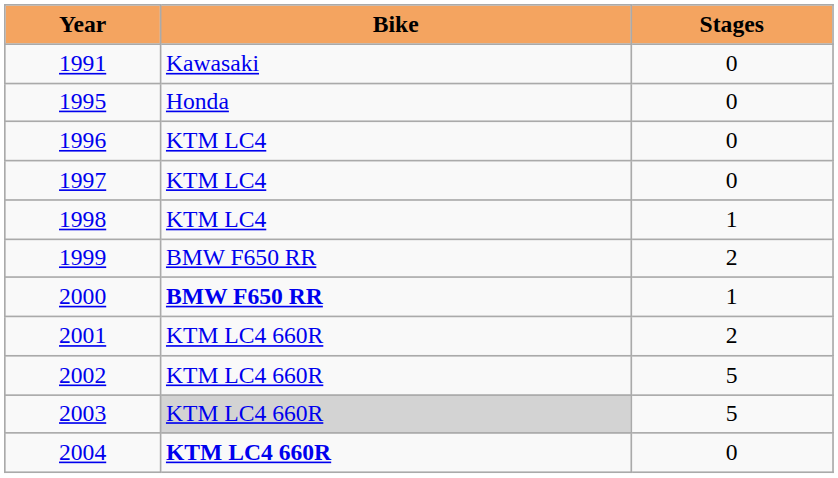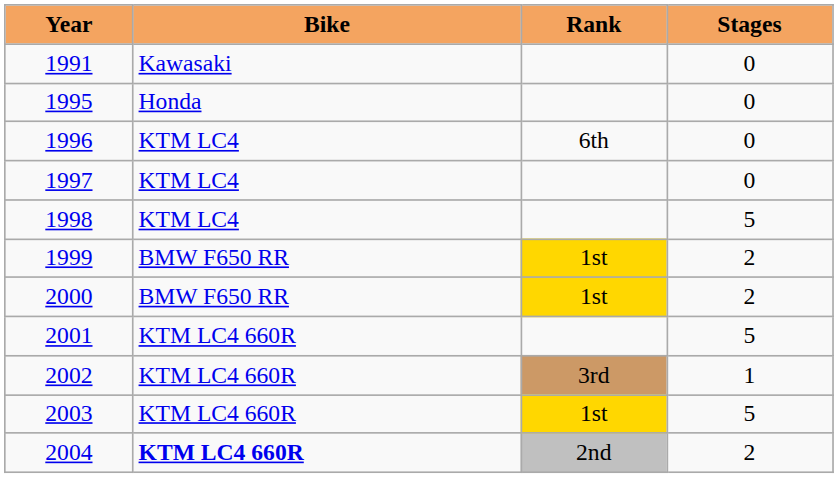+ column: (594, 24)
(732, 219) 1 -> (749, 219) 5
(244, 297) bold -> (214, 297) normal
(732, 297) 1 -> (749, 297) 2
(732, 335) 2 -> (749, 335) 5
(732, 374) 5 -> (749, 374) 1
(245, 413) lightgrey background -> (217, 413) no background
(732, 452) 0 -> (749, 452) 2
